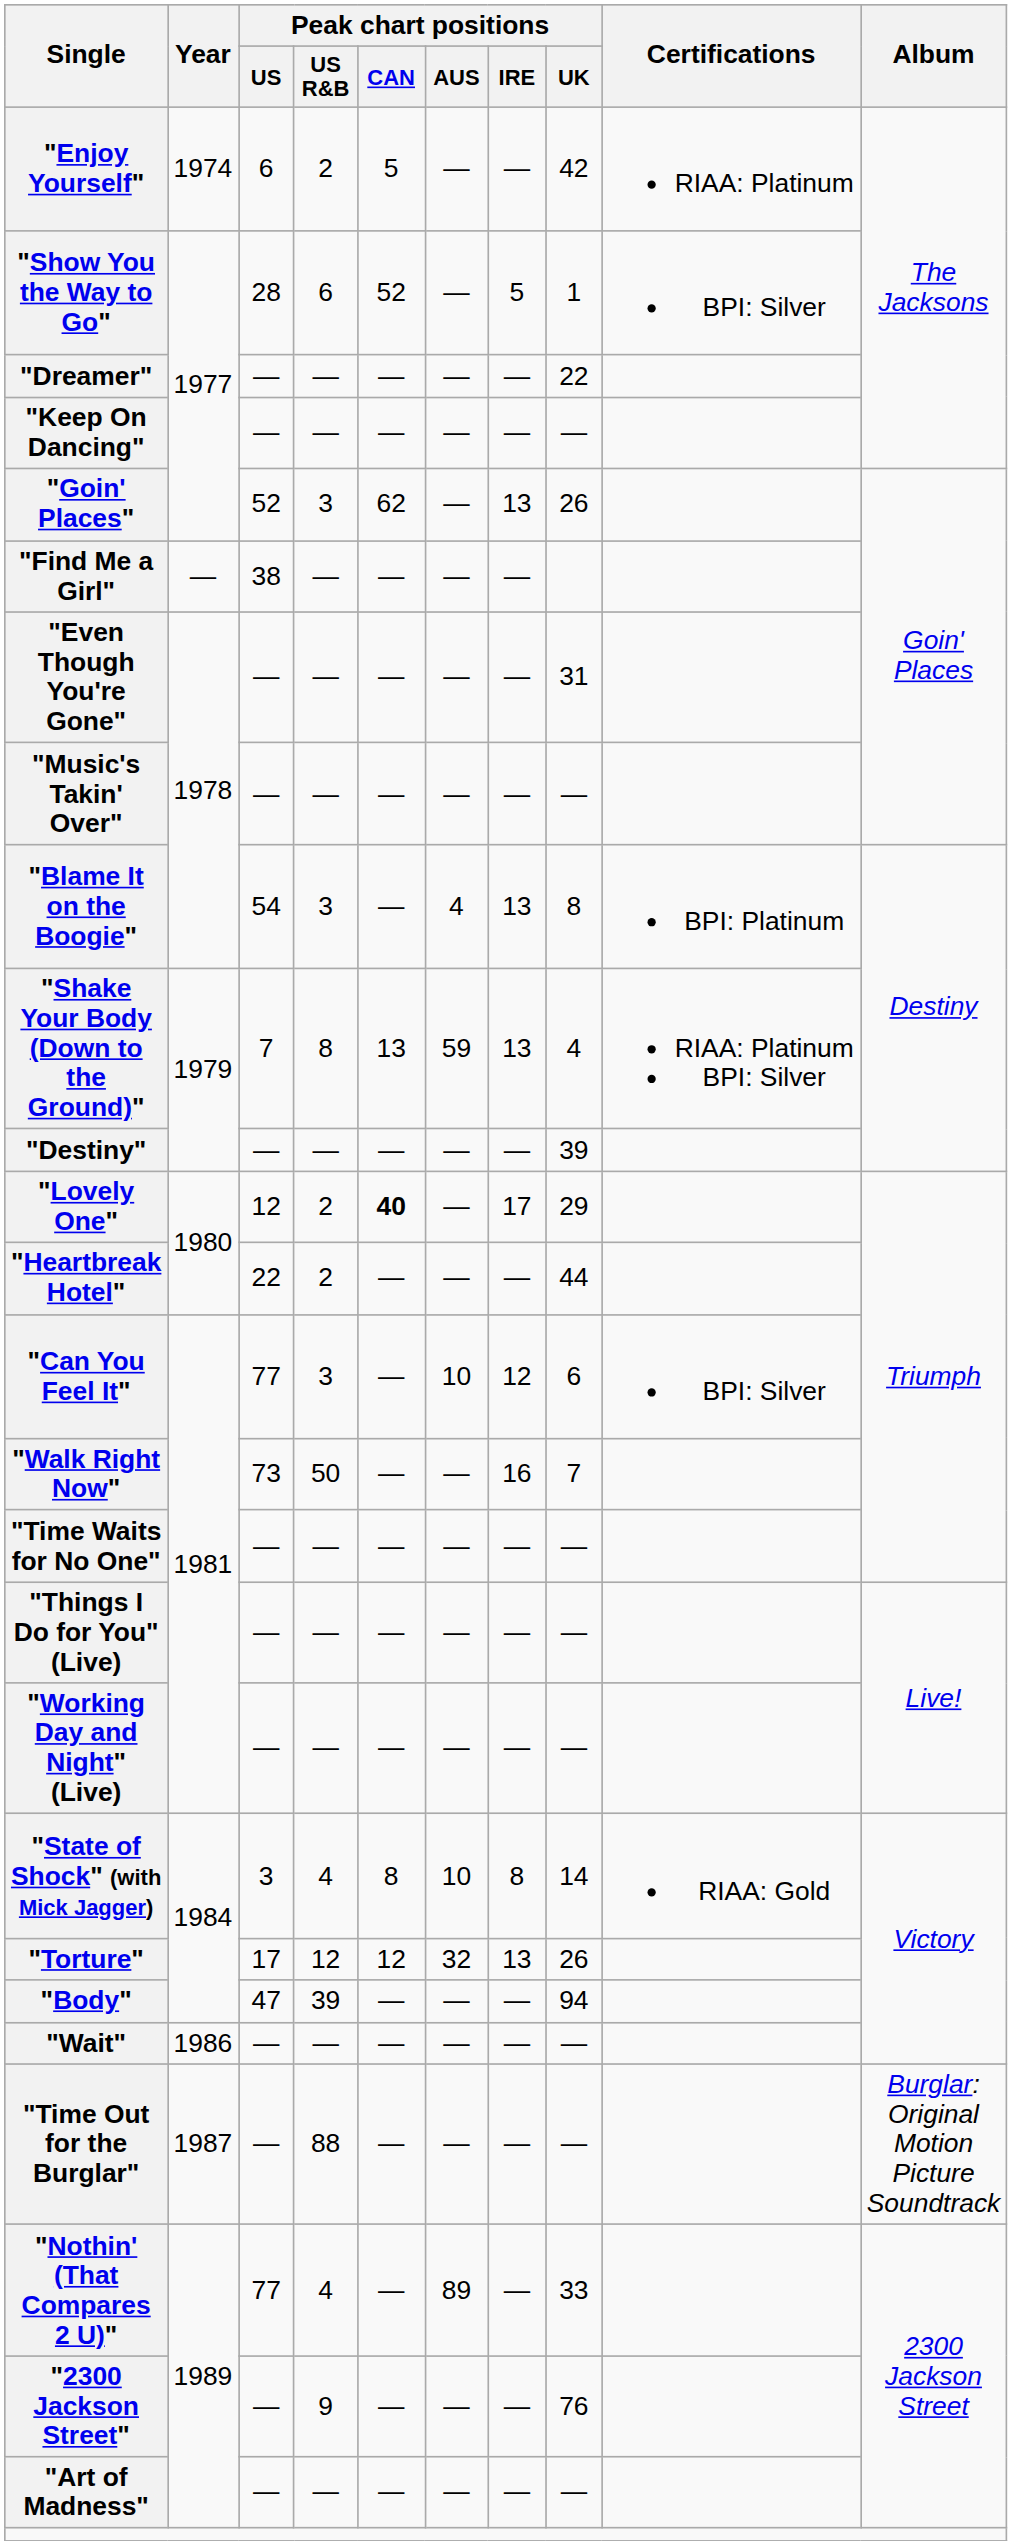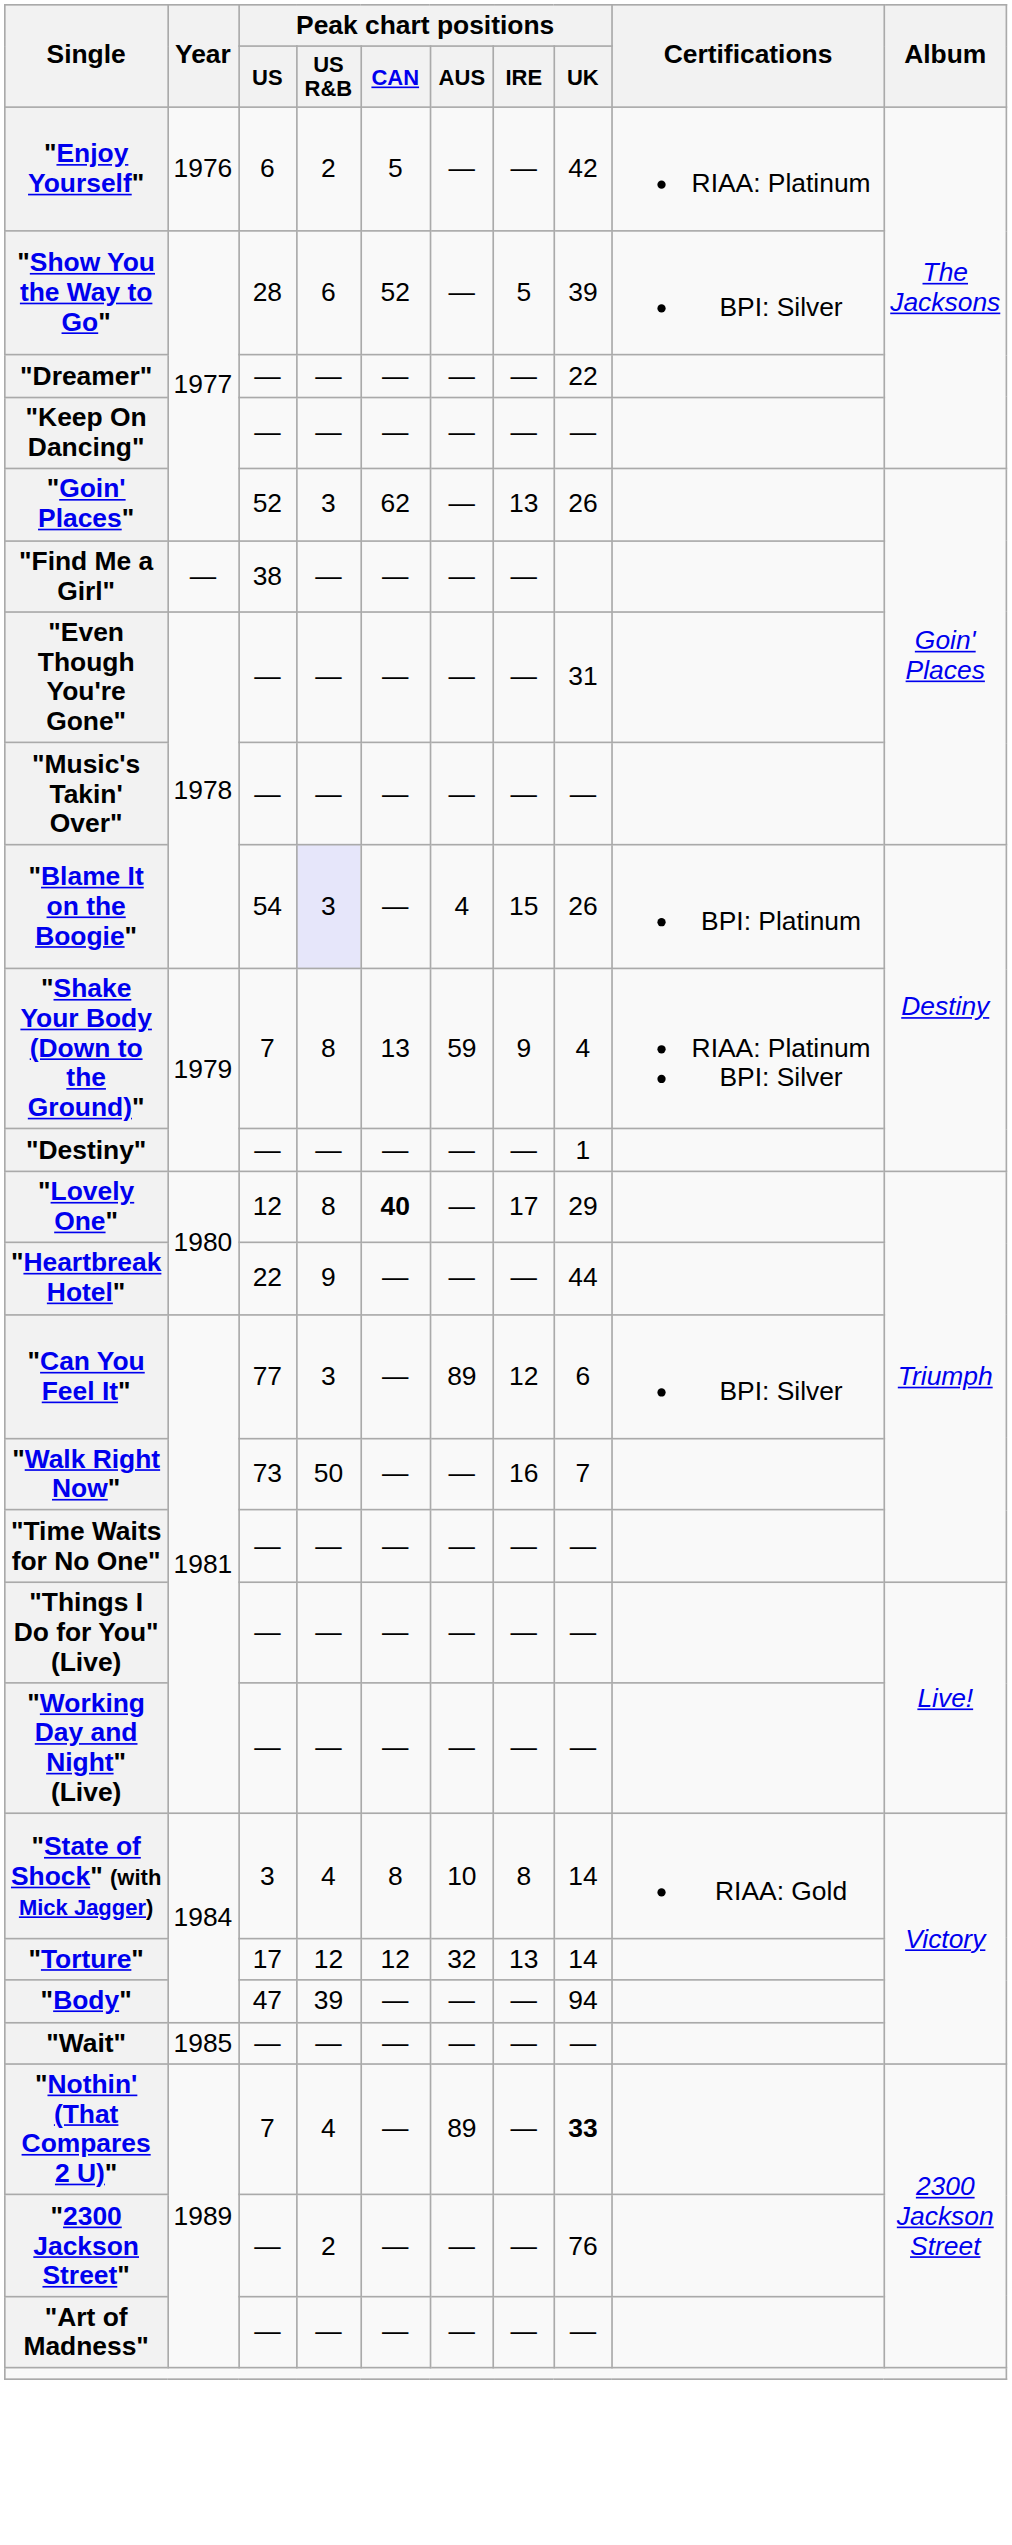(203, 168) 1974 -> (203, 168) 1976
(574, 292) 1 -> (583, 292) 39
(326, 906) no background -> (328, 906) lavender background
(517, 906) 13 -> (524, 906) 15
(574, 906) 8 -> (583, 906) 26
(517, 1048) 13 -> (524, 1048) 9
(574, 1149) 39 -> (583, 1149) 1
(326, 1206) 2 -> (328, 1206) 8
(326, 1278) 2 -> (328, 1278) 9
(456, 1376) 10 -> (462, 1376) 89
(574, 1958) 26 -> (583, 1958) 14
(203, 2042) 1986 -> (203, 2042) 1985
- row: (86, 2143)
(266, 2289) 77 -> (267, 2129) 7
(574, 2289) normal -> (583, 2129) bold
(326, 2405) 9 -> (328, 2245) 2
